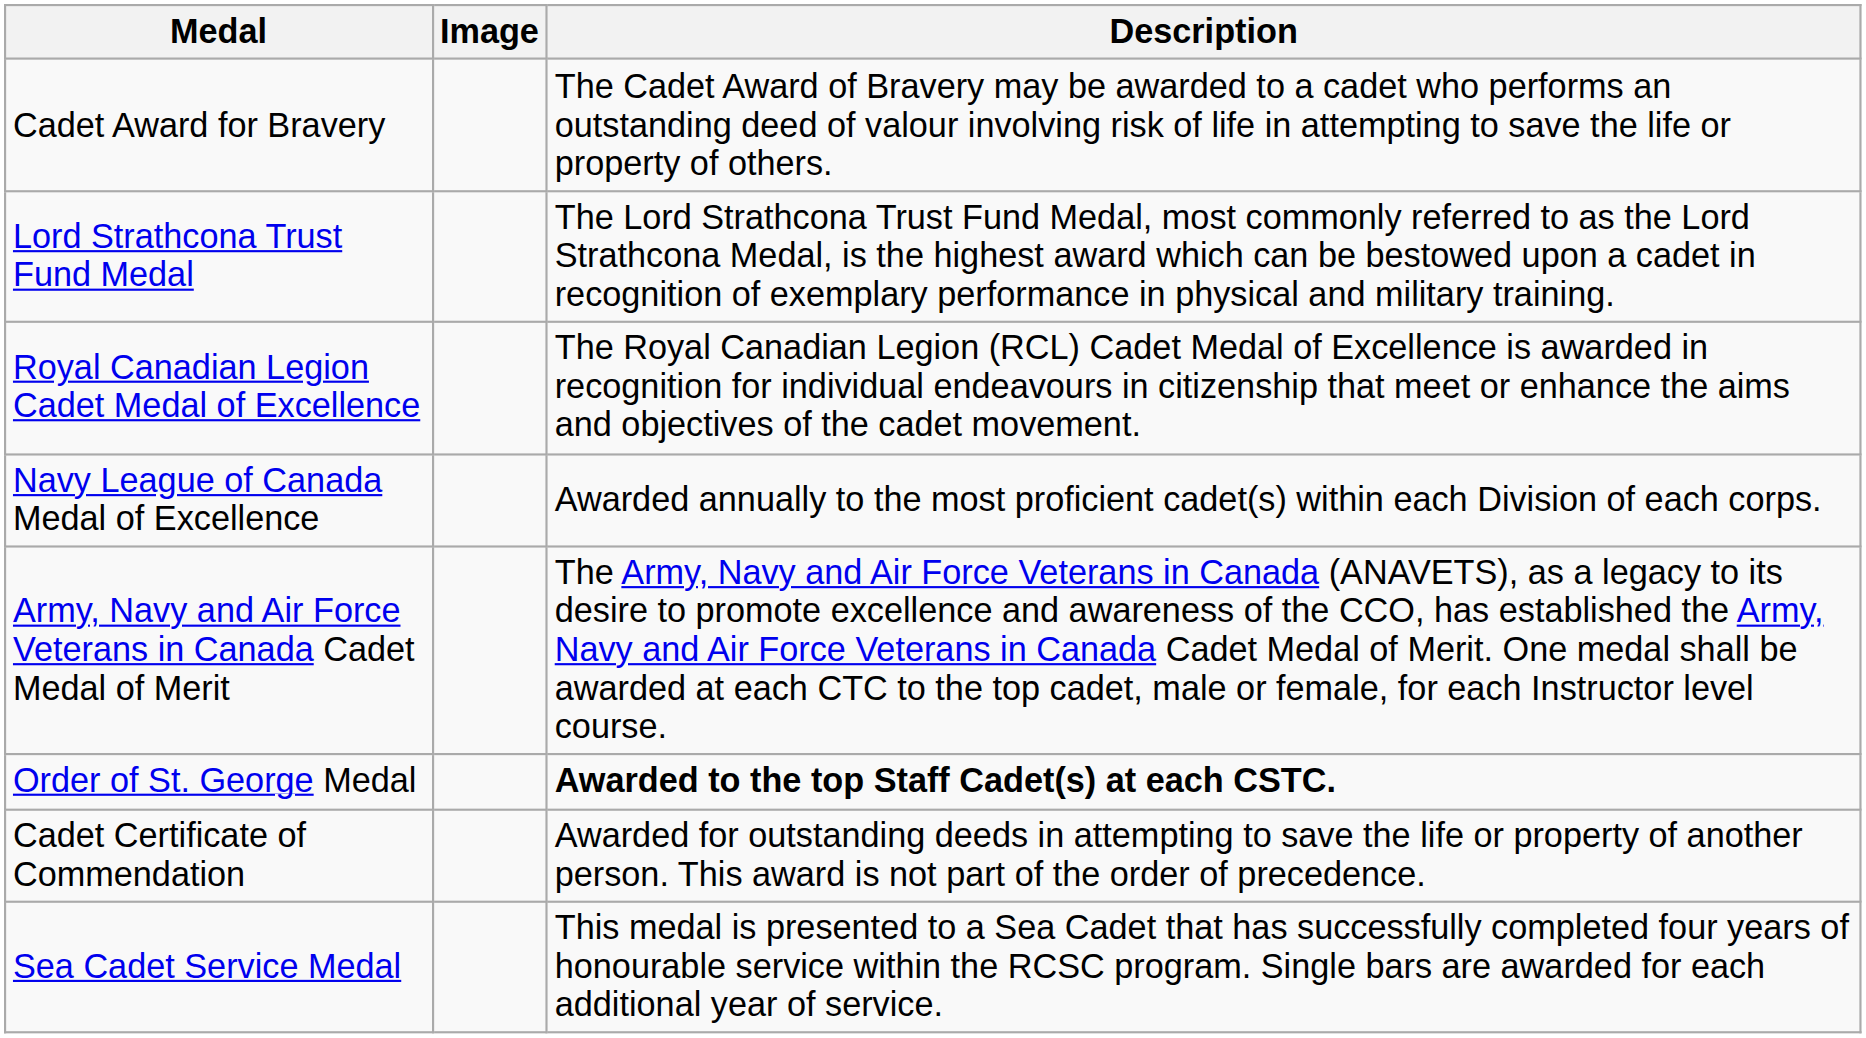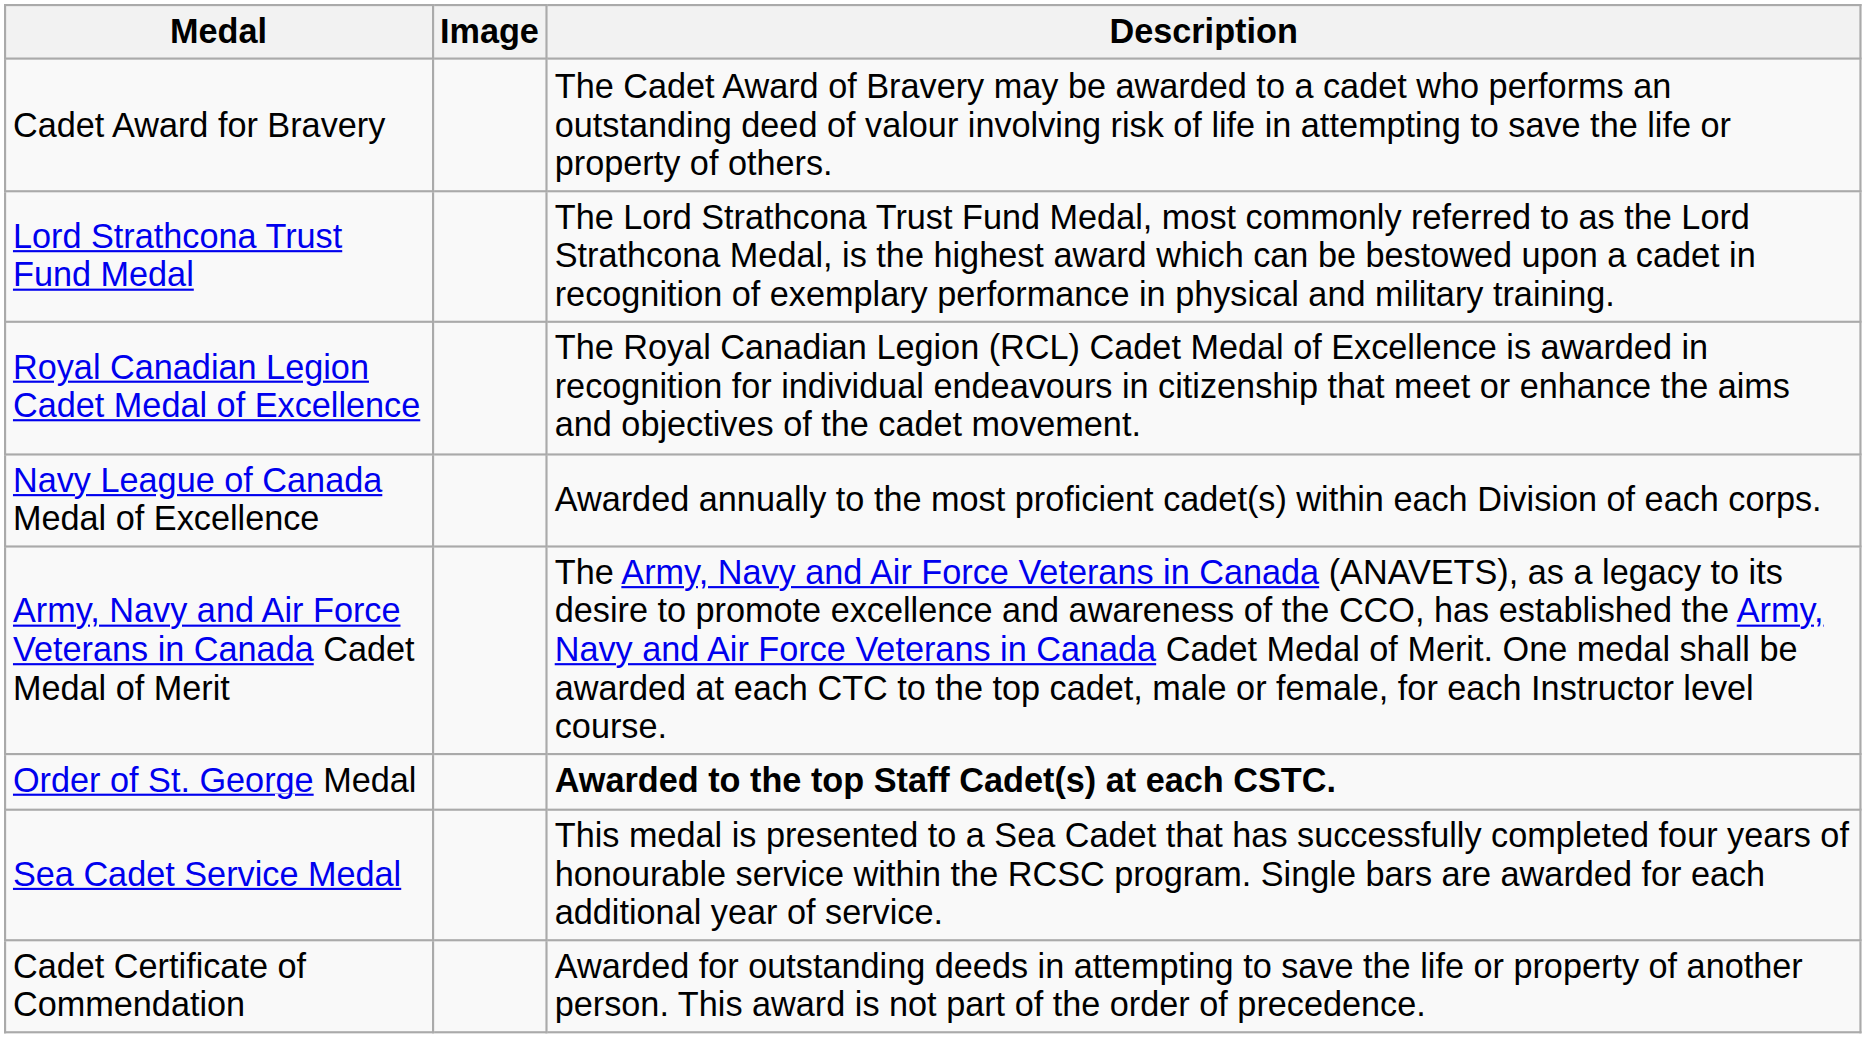rows swapped: (207, 966) <-> (160, 854)
